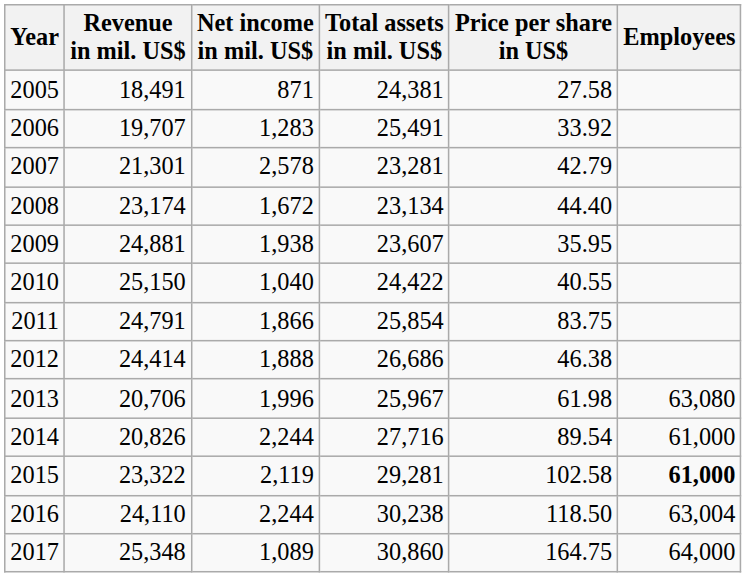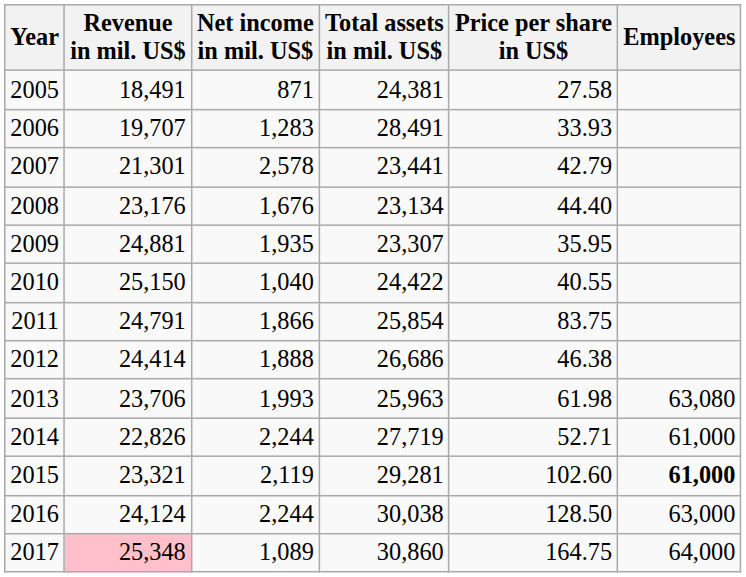(410, 128) 25,491 -> (410, 128) 28,491
(585, 128) 33.92 -> (585, 128) 33.93
(410, 166) 23,281 -> (410, 166) 23,441
(152, 205) 23,174 -> (152, 205) 23,176
(286, 205) 1,672 -> (286, 205) 1,676
(286, 243) 1,938 -> (286, 243) 1,935
(410, 243) 23,607 -> (410, 243) 23,307
(152, 398) 20,706 -> (152, 398) 23,706
(286, 398) 1,996 -> (286, 398) 1,993
(410, 398) 25,967 -> (410, 398) 25,963
(152, 436) 20,826 -> (152, 436) 22,826
(410, 436) 27,716 -> (410, 436) 27,719
(585, 436) 89.54 -> (585, 436) 52.71
(152, 475) 23,322 -> (152, 475) 23,321
(579, 475) 102.58 -> (579, 475) 102.60
(153, 513) 24,110 -> (152, 513) 24,124
(410, 513) 30,238 -> (410, 513) 30,038
(579, 513) 118.50 -> (579, 513) 128.50
(702, 513) 63,004 -> (702, 513) 63,000
(152, 552) no background -> (152, 552) pink background
